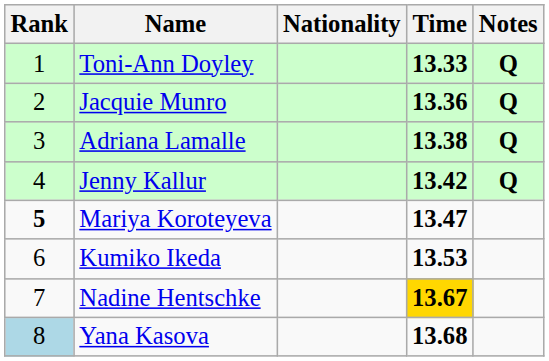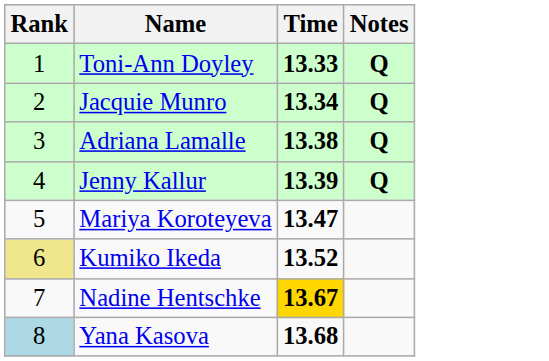- column: (342, 24)
(440, 102) 13.36 -> (311, 102) 13.34
(440, 180) 13.42 -> (311, 180) 13.39
(39, 219) bold -> (39, 219) normal
(39, 258) no background -> (39, 258) khaki background
(440, 258) 13.53 -> (311, 258) 13.52
